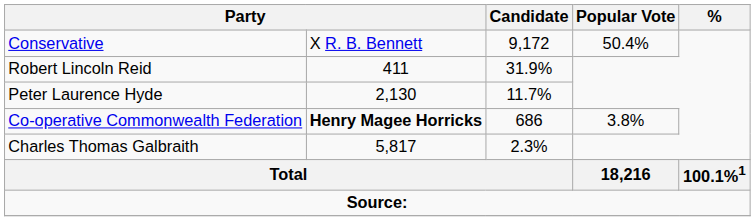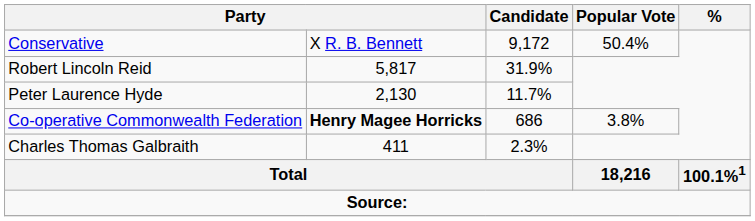(396, 69) 411 -> (396, 69) 5,817
(396, 146) 5,817 -> (396, 146) 411
